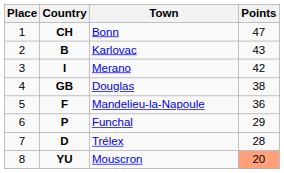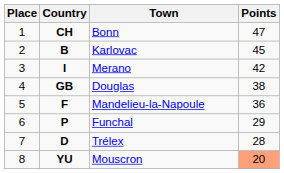(259, 50) 43 -> (259, 50) 45
